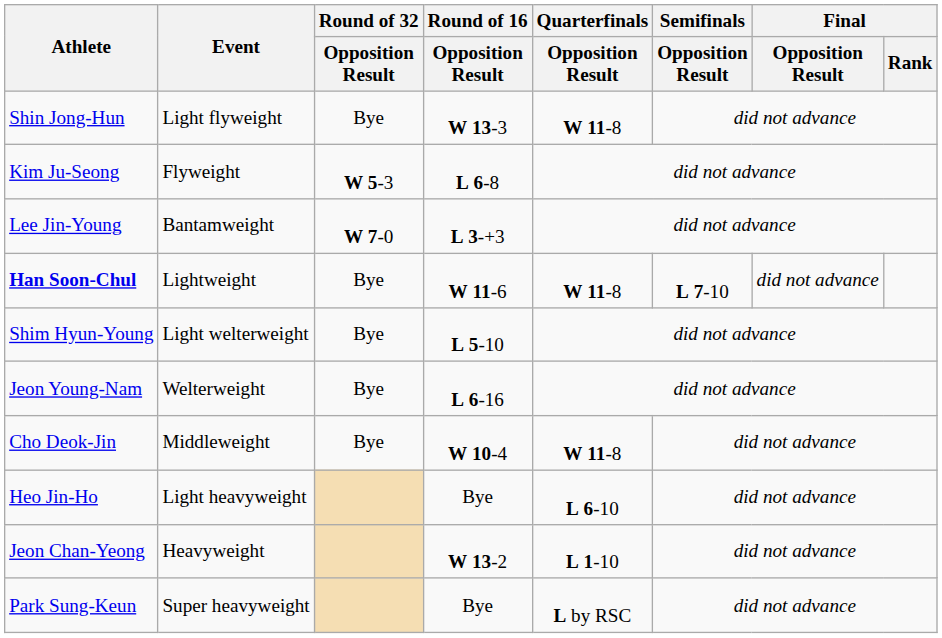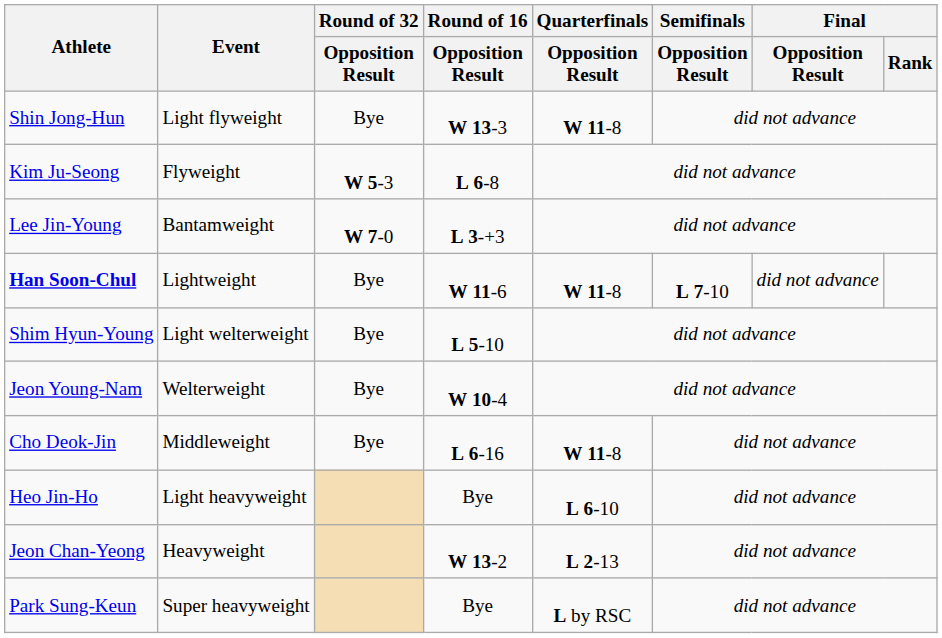(478, 400) L 6-16 -> (478, 400) W 10-4
(478, 454) W 10-4 -> (478, 454) L 6-16
(592, 562) L 1-10 -> (592, 562) L 2-13
